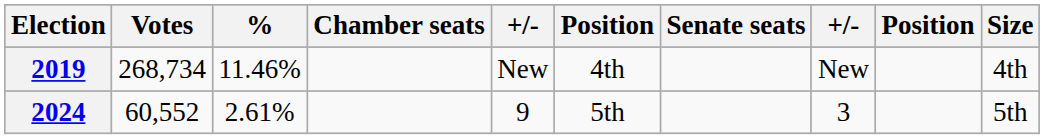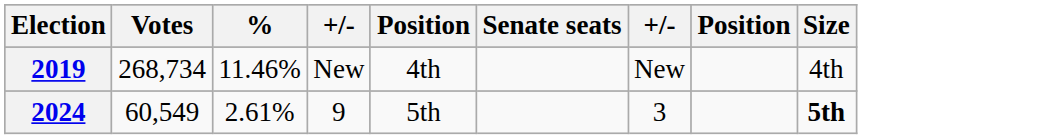- column: (399, 25)
(162, 111) 60,552 -> (162, 111) 60,549
(1010, 111) normal -> (826, 111) bold
